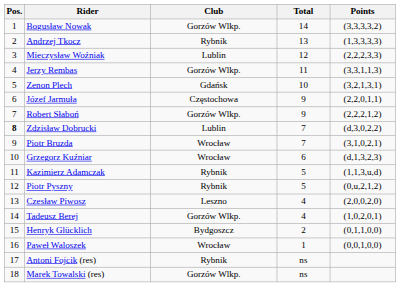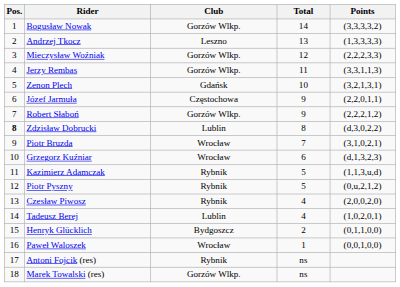(214, 40) Rybnik -> (214, 40) Leszno
(214, 55) Lublin -> (214, 55) Gorzów Wlkp.
(303, 128) 7 -> (303, 128) 8
(214, 201) Leszno -> (214, 201) Rybnik
(214, 216) Gorzów Wlkp. -> (214, 216) Lublin
